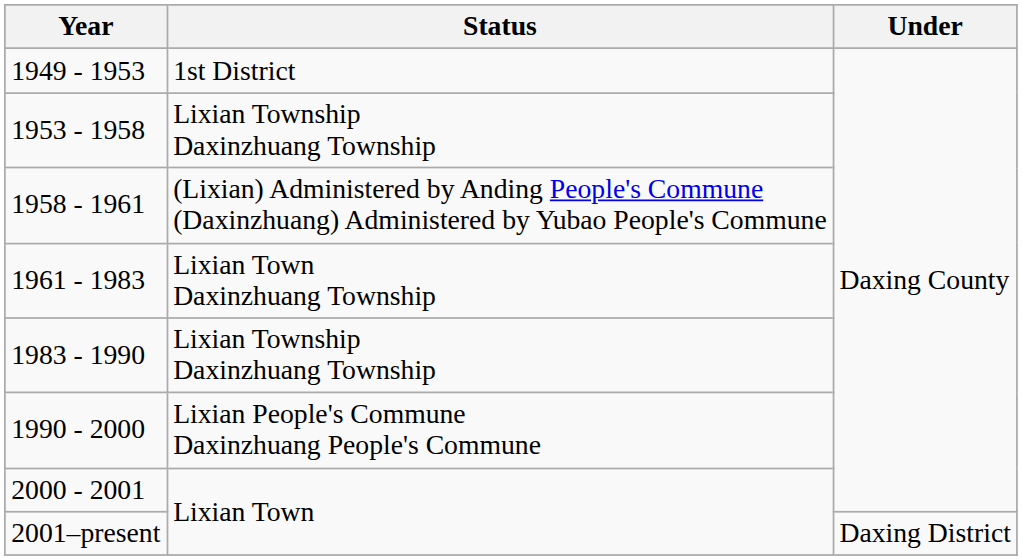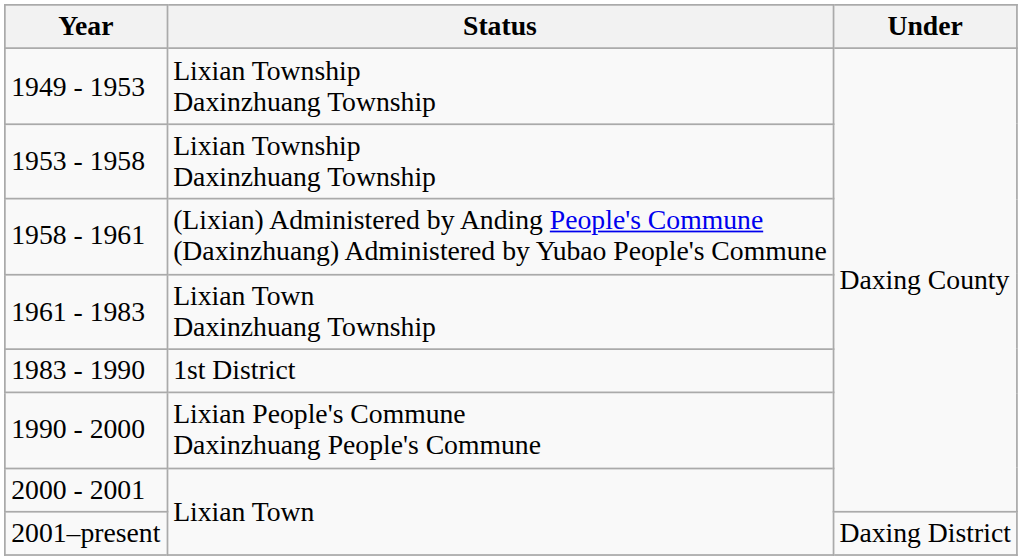(234, 70) 1st District -> (305, 85) Lixian Township Daxinzhuang Township
(305, 354) Lixian Township Daxinzhuang Township -> (234, 370) 1st District
